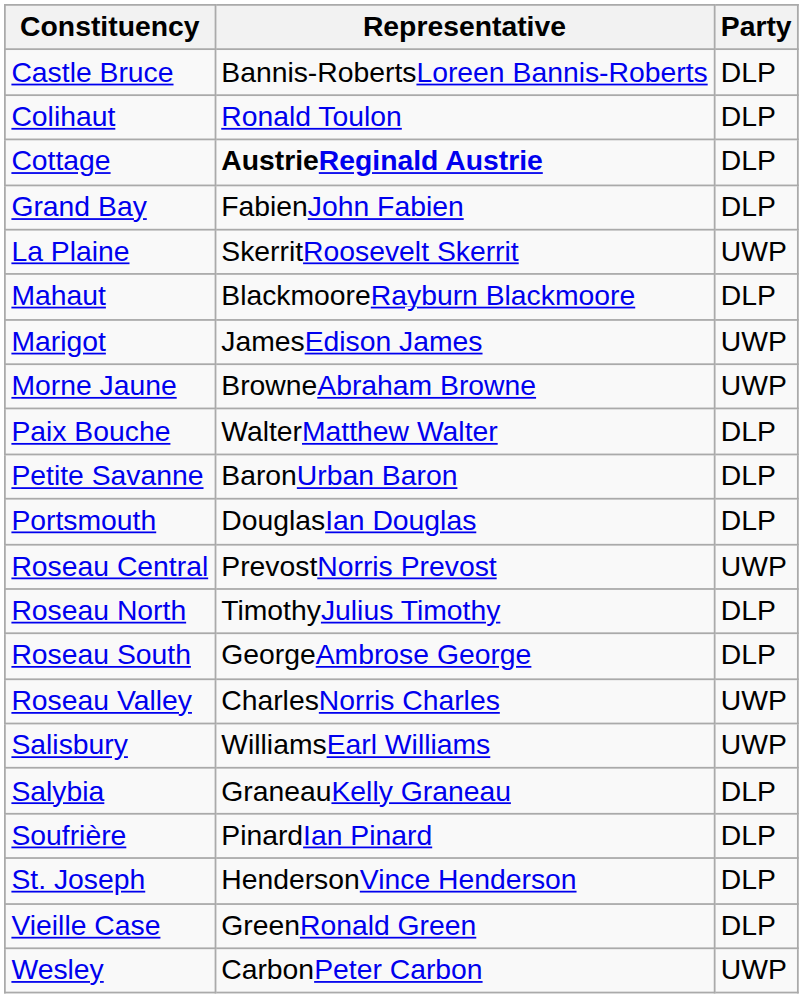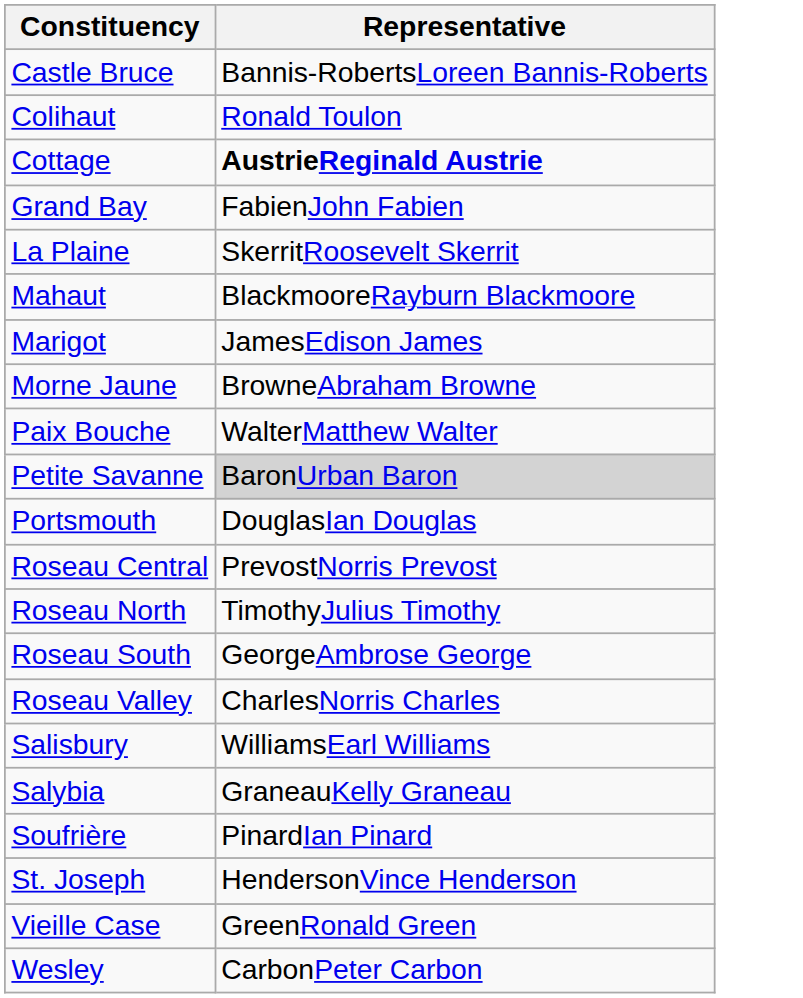- column: (756, 26)
(339, 476) no background -> (339, 476) lightgrey background
